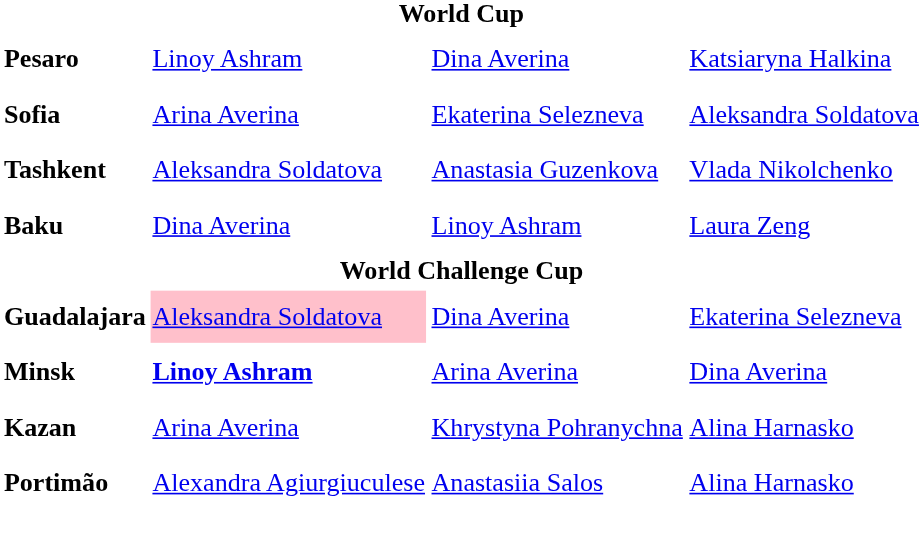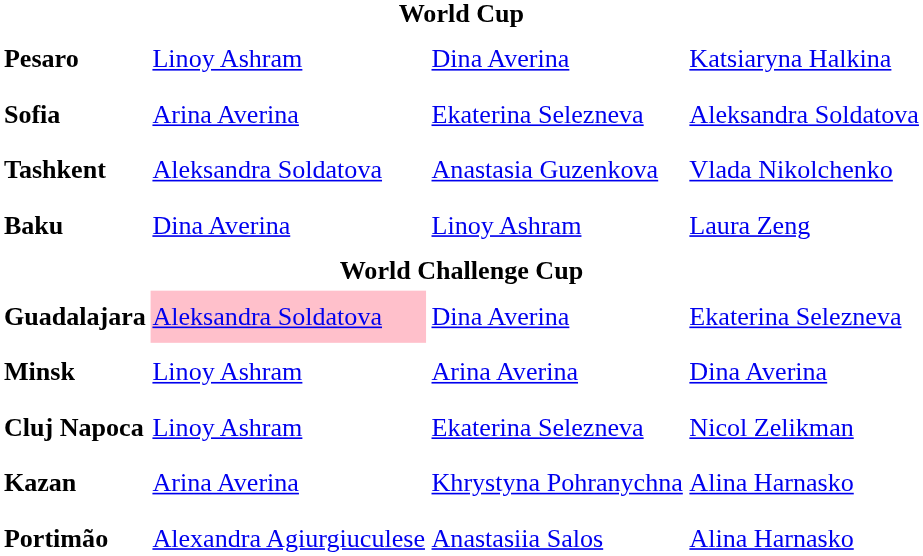(232, 371) bold -> (227, 371) normal
+ row: (74, 427)
